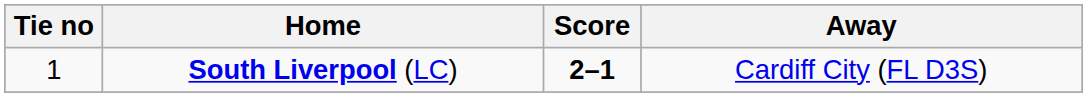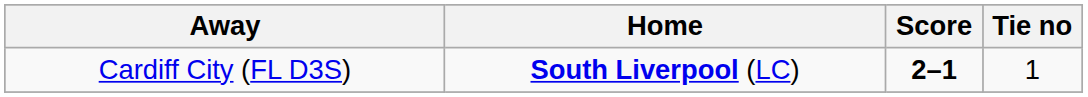columns swapped: (54, 26) <-> (861, 26)
